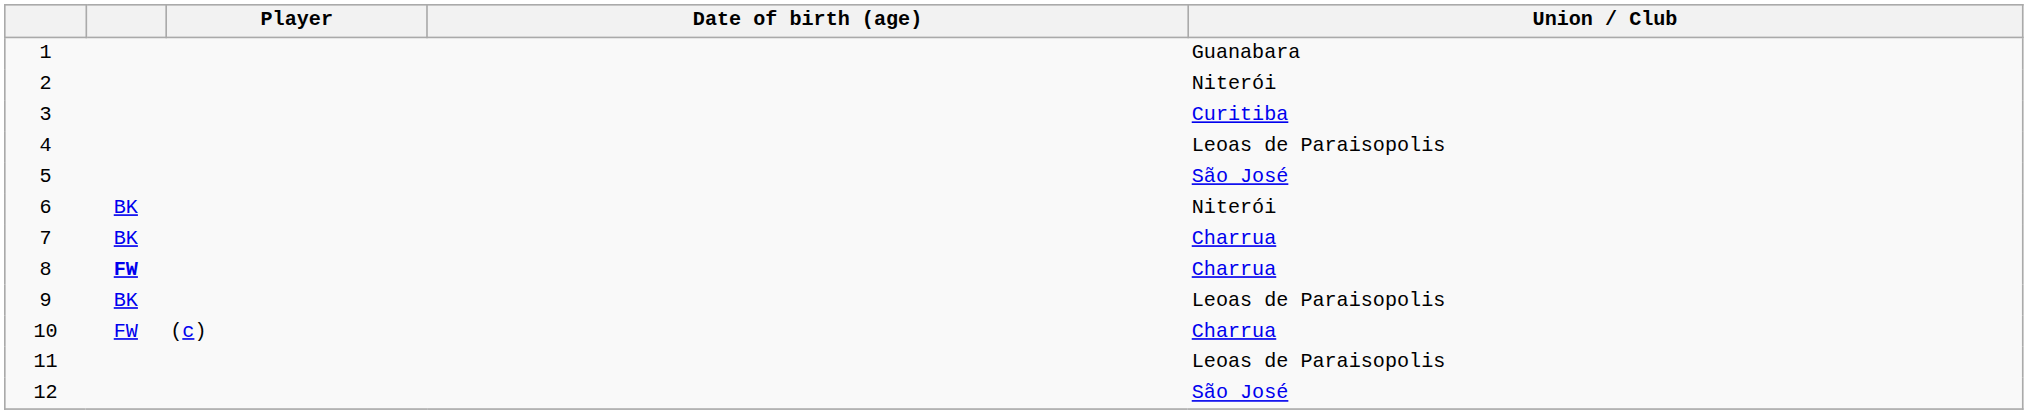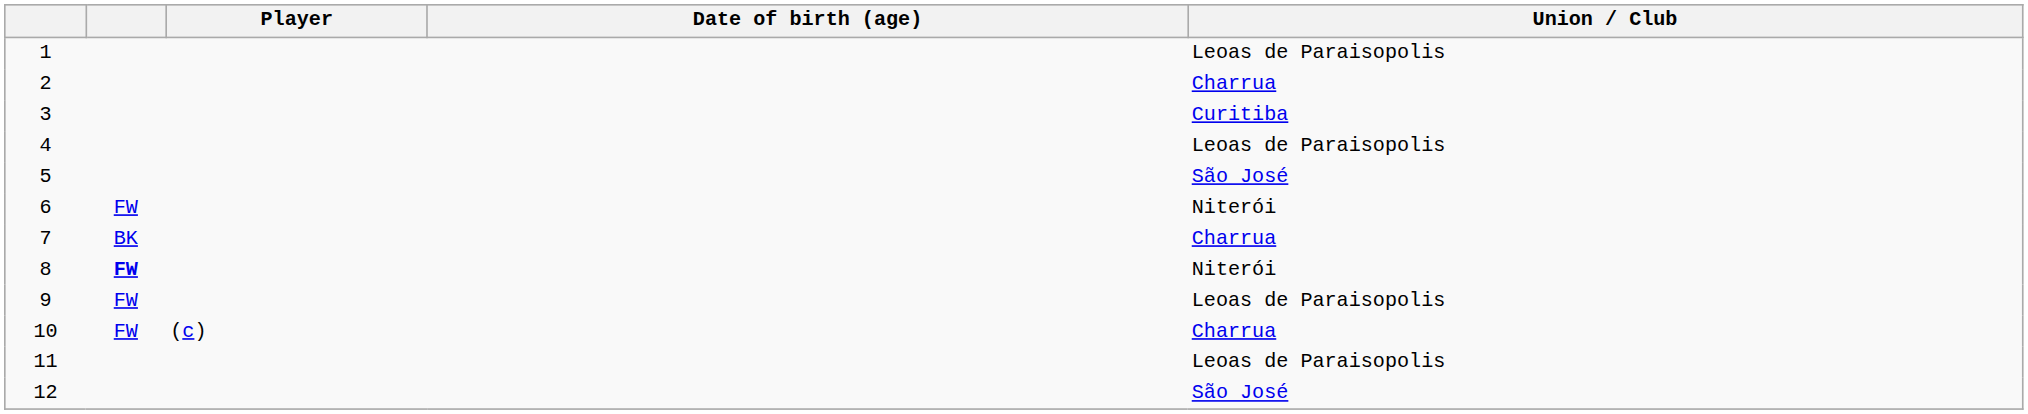(1246, 54) Guanabara -> (1319, 54) Leoas de Paraisopolis
(1234, 85) Niterói -> (1234, 85) Charrua
(126, 208) BK -> (126, 208) FW
(1234, 270) Charrua -> (1234, 270) Niterói
(126, 301) BK -> (126, 301) FW
